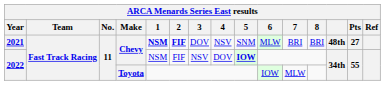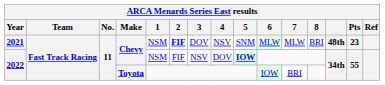(158, 42) bold -> (158, 42) normal
(295, 42) BRI -> (295, 42) MLW
(355, 42) 27 -> (355, 42) 23
(295, 72) MLW -> (295, 72) BRI
